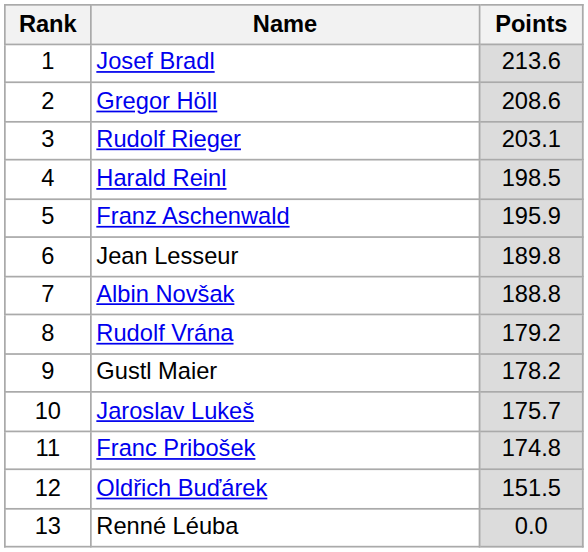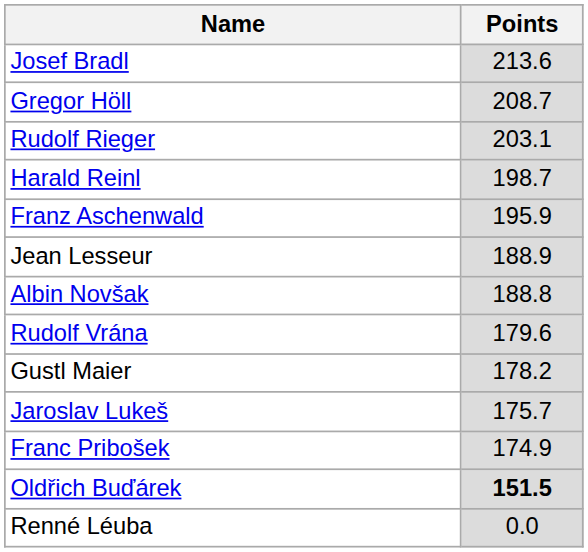- column: (48, 23)
(531, 100) 208.6 -> (522, 100) 208.7
(531, 178) 198.5 -> (522, 178) 198.7
(531, 255) 189.8 -> (522, 255) 188.9
(531, 333) 179.2 -> (522, 333) 179.6
(531, 449) 174.8 -> (522, 449) 174.9
(531, 488) normal -> (522, 488) bold
